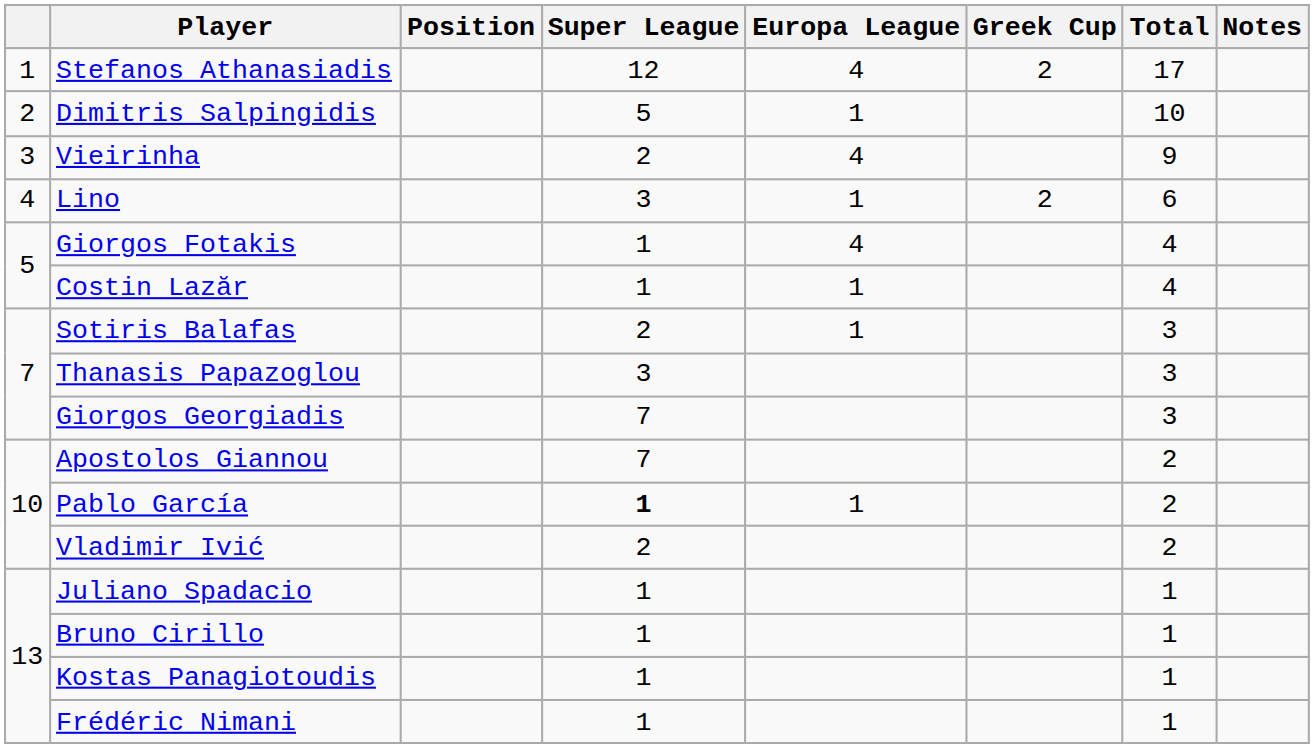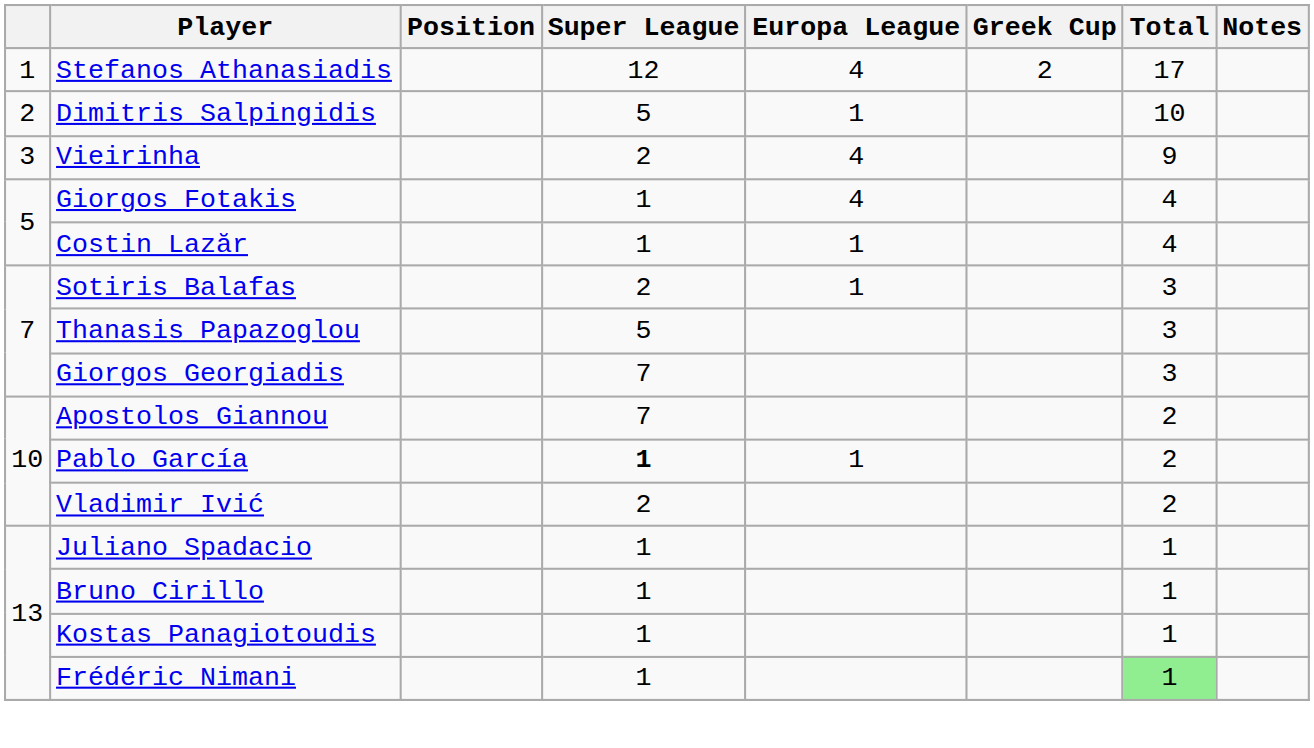- row: (88, 200)
(644, 374) 3 -> (644, 331) 5
(1169, 722) no background -> (1169, 678) lightgreen background
